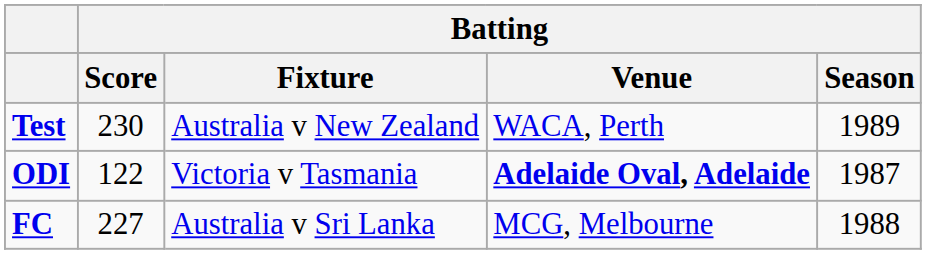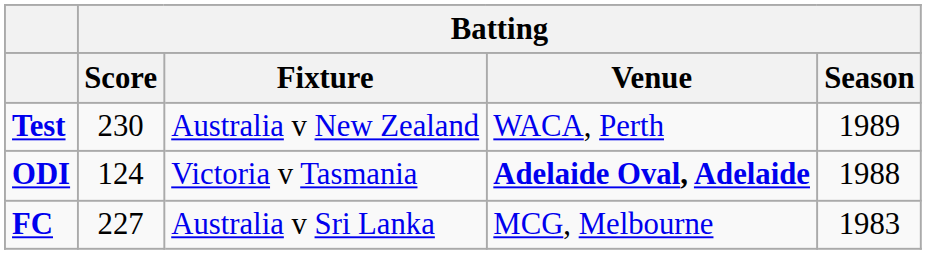(121, 175) 122 -> (121, 175) 124
(869, 175) 1987 -> (869, 175) 1988
(869, 223) 1988 -> (869, 223) 1983
